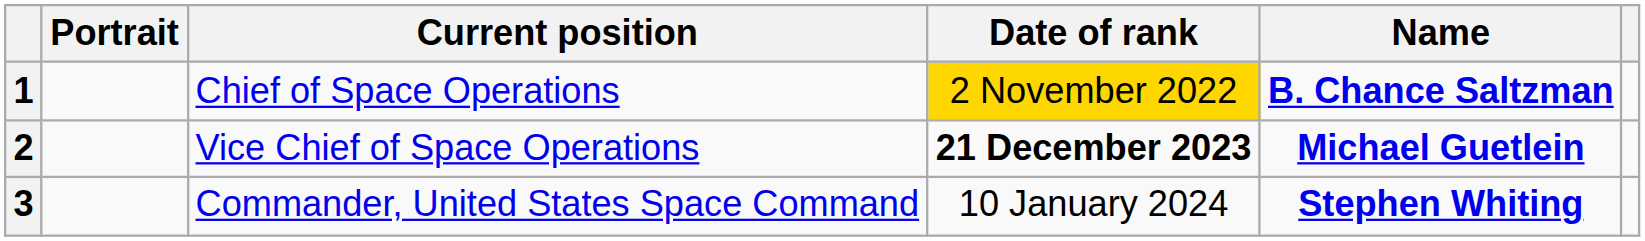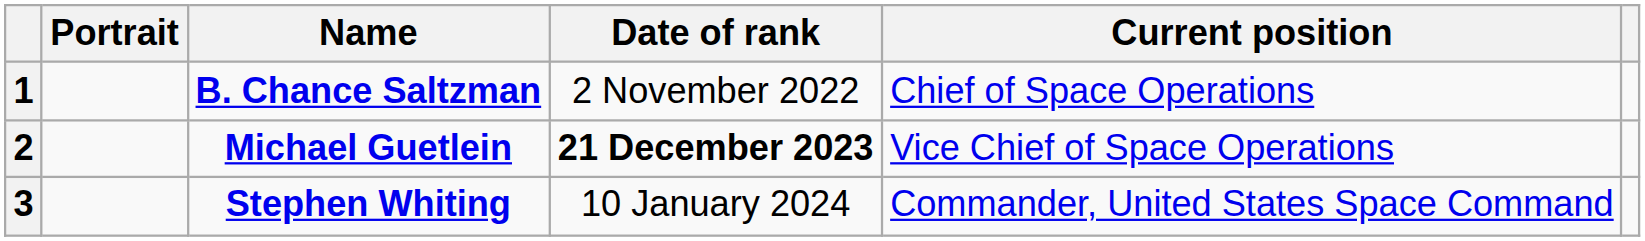columns swapped: (1441, 33) <-> (557, 33)
(1094, 90) gold background -> (716, 90) no background
